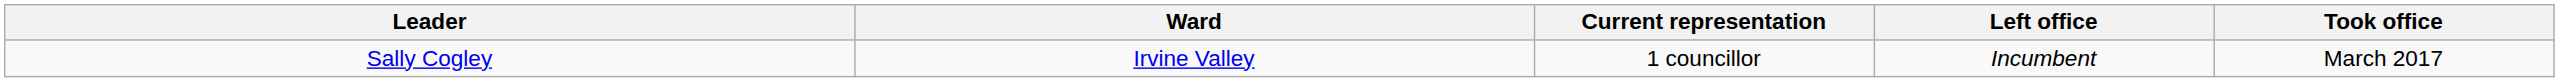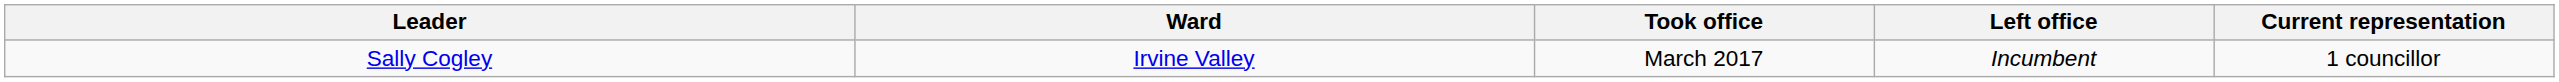columns swapped: (2383, 22) <-> (1704, 22)
